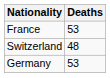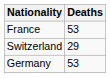(73, 47) 48 -> (73, 47) 29
